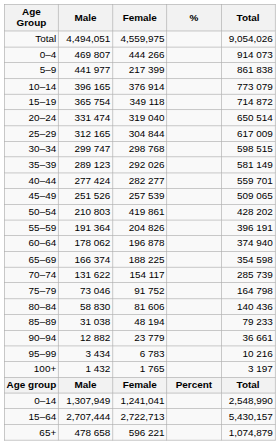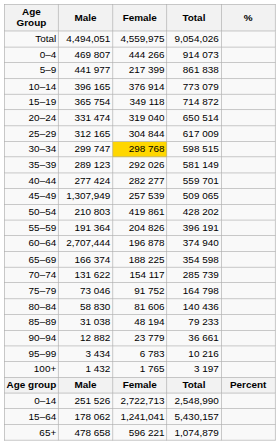columns swapped: (248, 17) <-> (194, 17)
(147, 149) no background -> (147, 149) gold background
(92, 196) 251 526 -> (88, 196) 1,307,949
(92, 243) 178 062 -> (88, 243) 2,707,444
(88, 401) 1,307,949 -> (92, 401) 251 526
(142, 401) 1,241,041 -> (142, 401) 2,722,713
(88, 416) 2,707,444 -> (92, 416) 178 062
(142, 416) 2,722,713 -> (142, 416) 1,241,041
